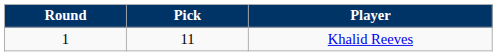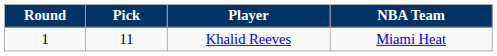+ column: (411, 16)
